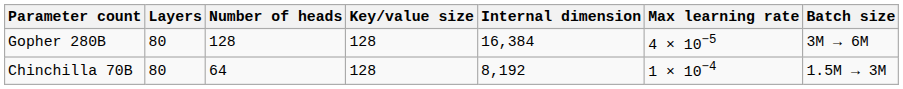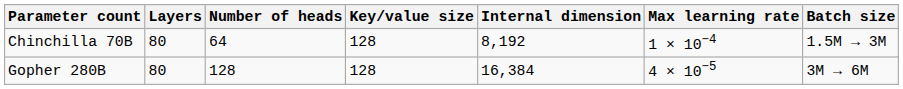rows swapped: (57, 43) <-> (70, 71)
